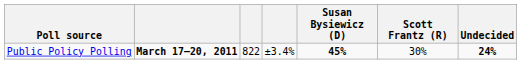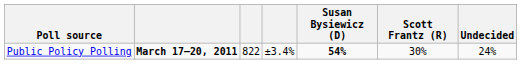(337, 51) 45% -> (337, 51) 54%
(487, 51) bold -> (487, 51) normal
